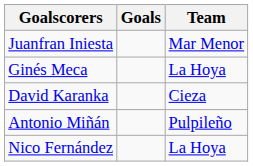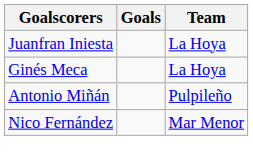(206, 43) Mar Menor -> (197, 43) La Hoya
- row: (58, 95)
(197, 148) La Hoya -> (206, 122) Mar Menor
